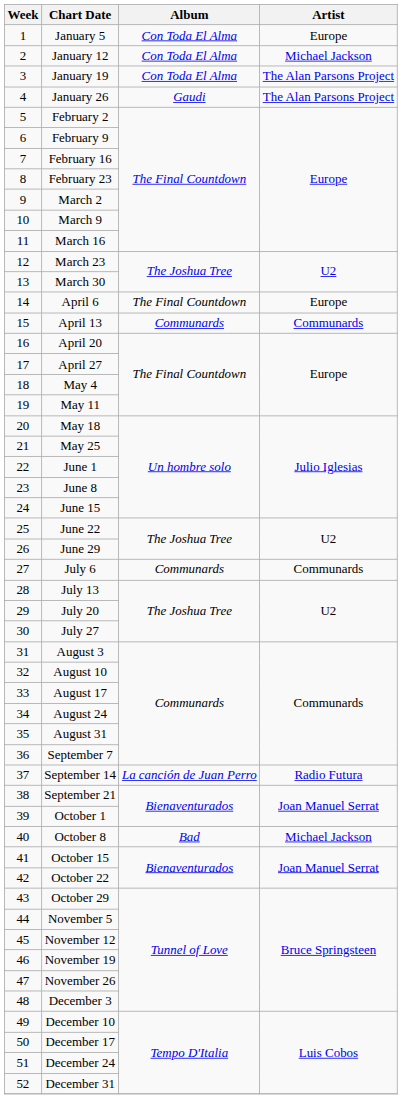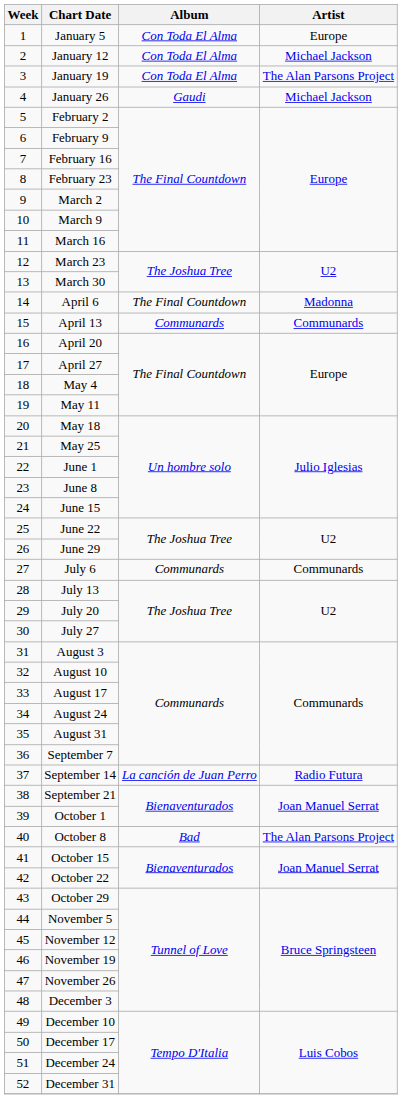(328, 96) The Alan Parsons Project -> (328, 96) Michael Jackson
(328, 302) Europe -> (328, 302) Madonna
(328, 836) Michael Jackson -> (328, 836) The Alan Parsons Project
